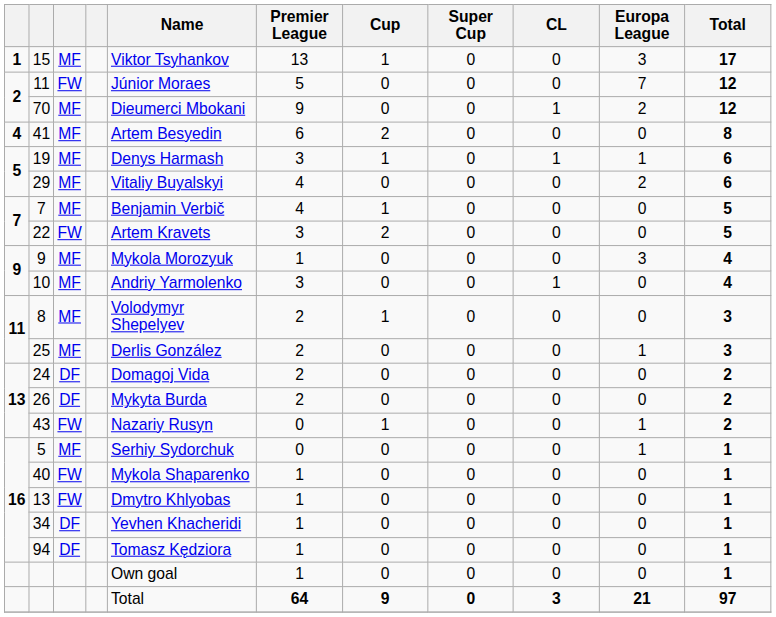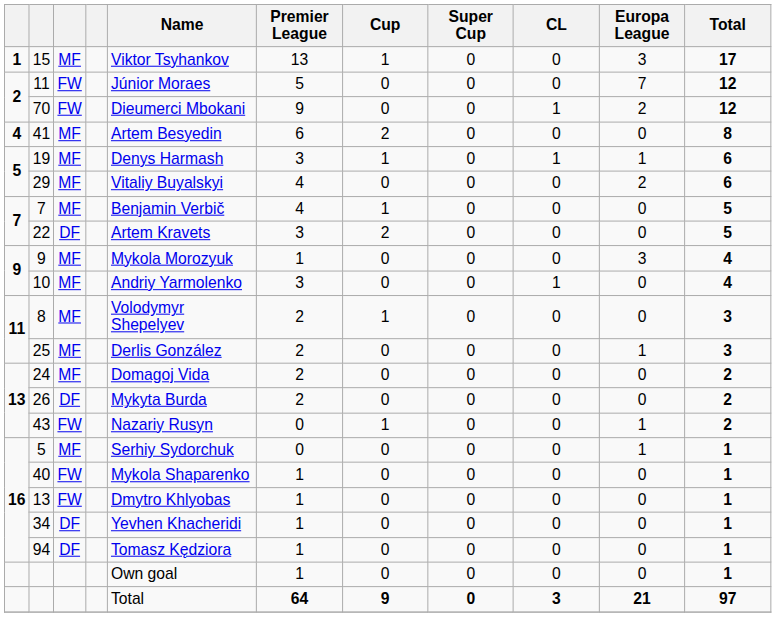(70, 109) MF -> (70, 109) FW
(70, 233) FW -> (70, 233) DF
(70, 375) DF -> (70, 375) MF
